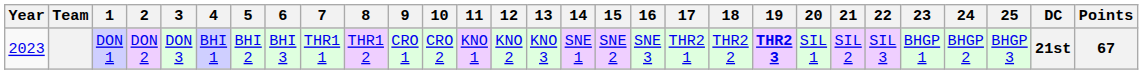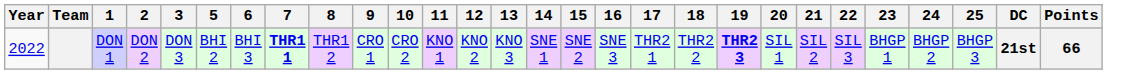- column: (213, 17)
(27, 49) 2023 -> (27, 49) 2022
(322, 49) normal -> (287, 49) bold
(1106, 49) 67 -> (1071, 49) 66
